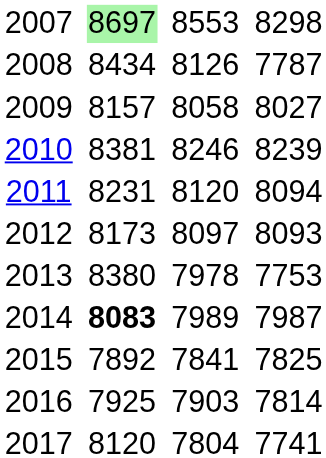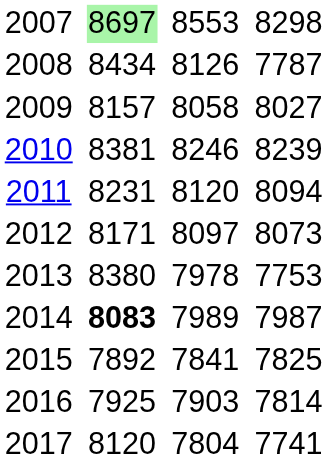(122, 233) 8173 -> (122, 233) 8171
(289, 233) 8093 -> (289, 233) 8073
